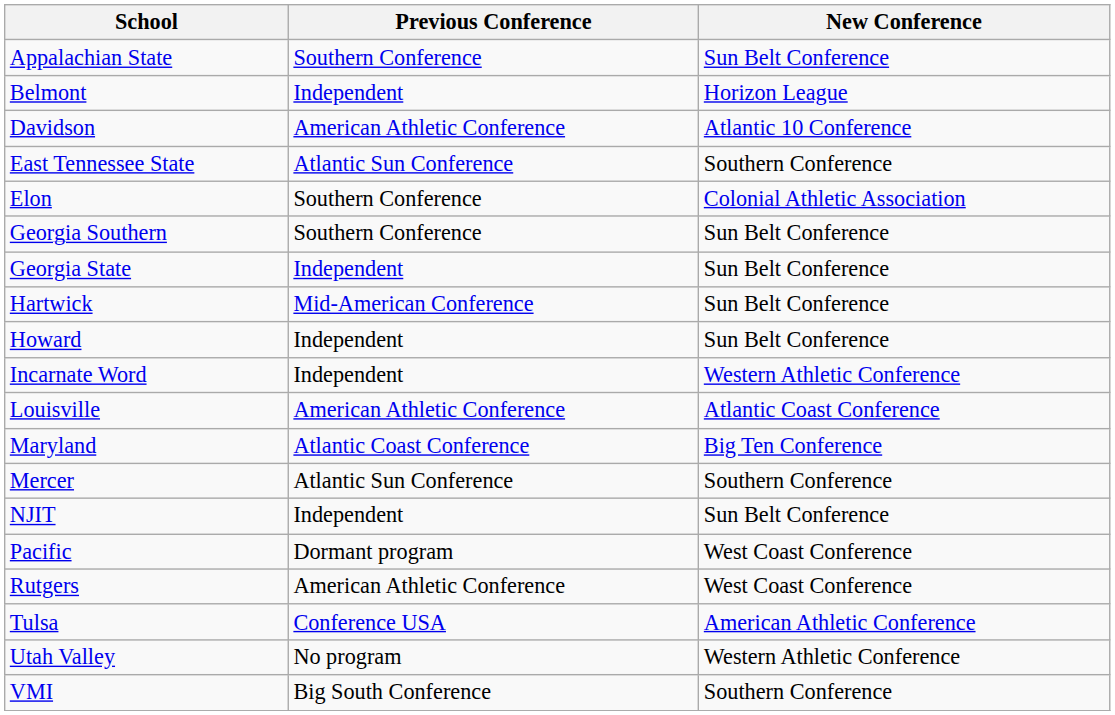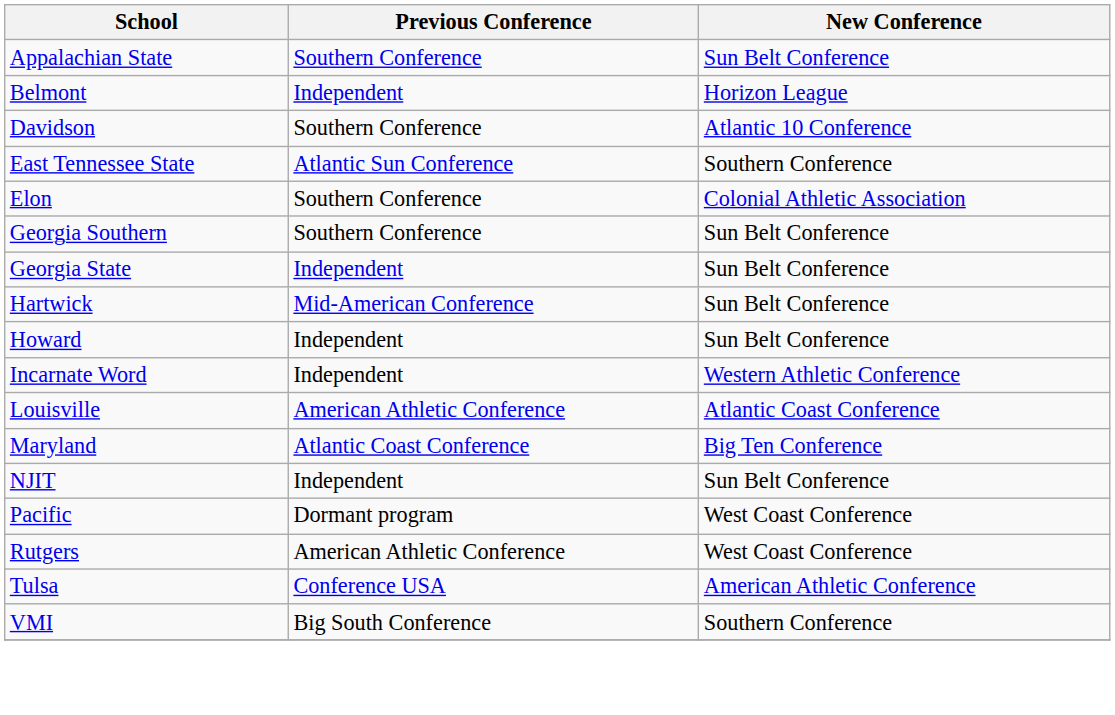(429, 127) American Athletic Conference -> (388, 127) Southern Conference
- row: (42, 480)
- row: (62, 657)
